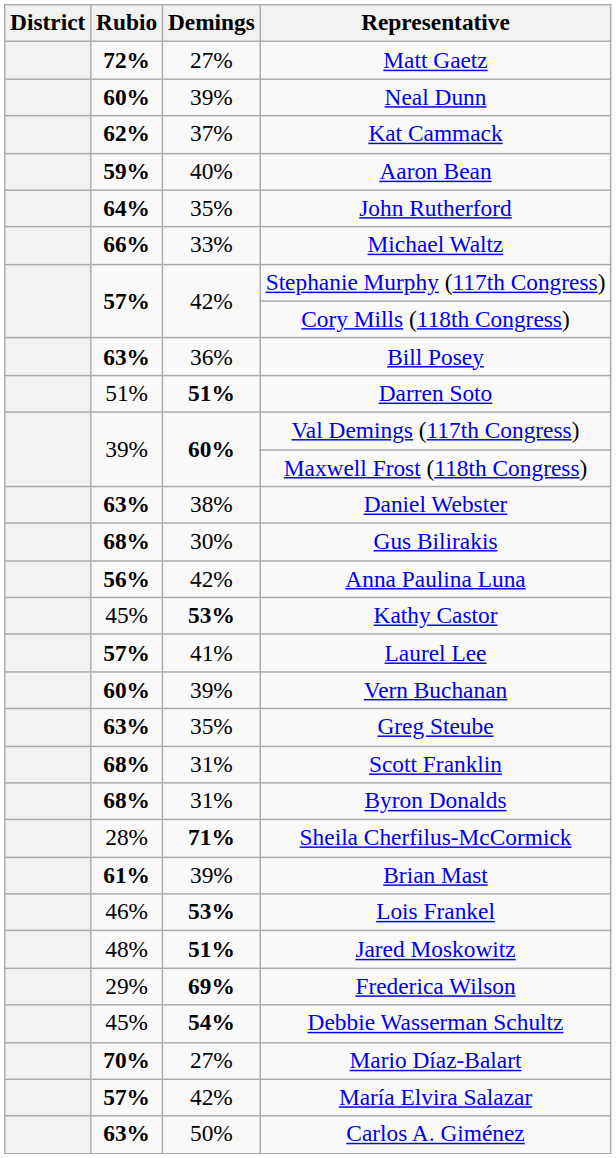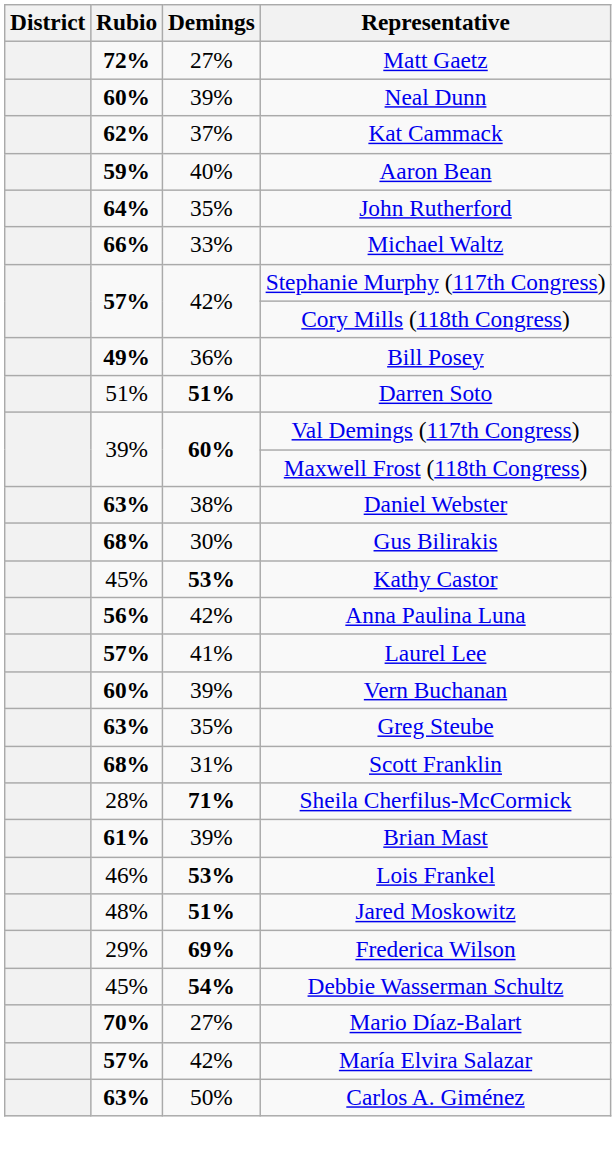(127, 356) 63% -> (127, 356) 49%
rows swapped: (436, 578) <-> (436, 615)
- row: (436, 801)
